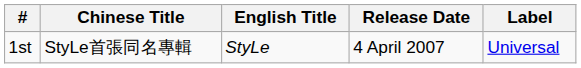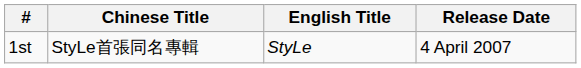- column: (530, 18)
